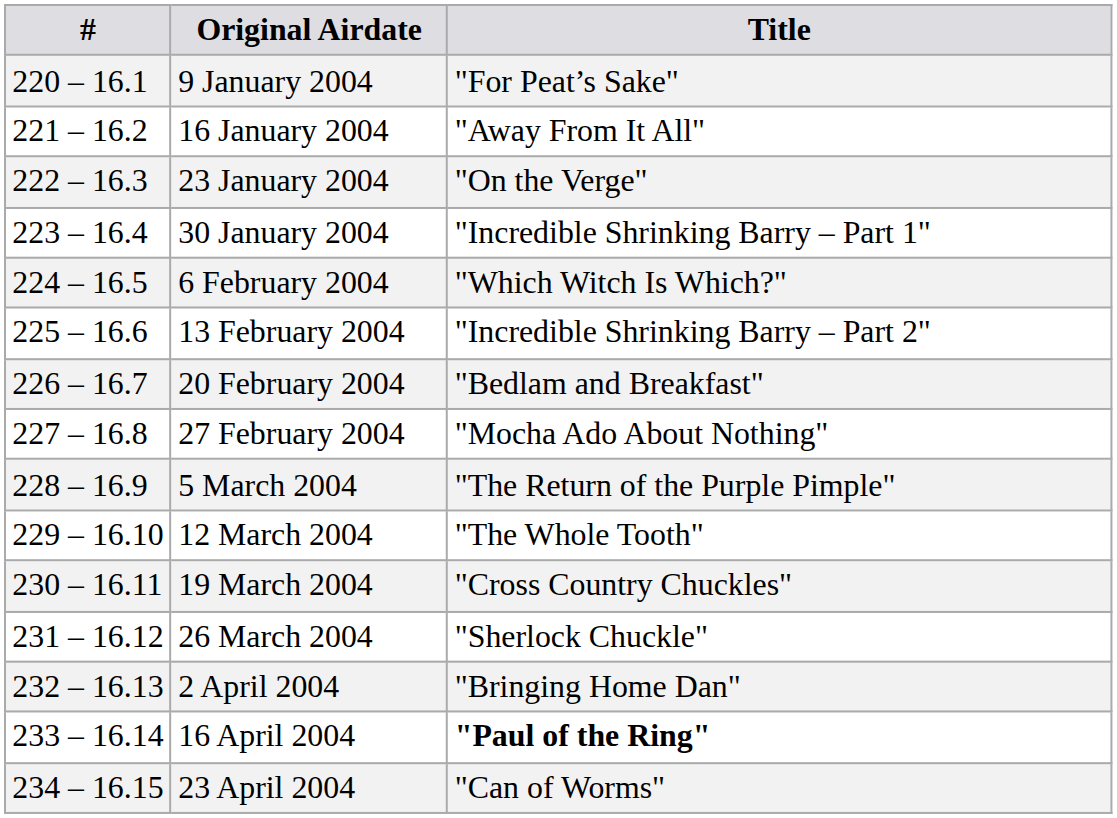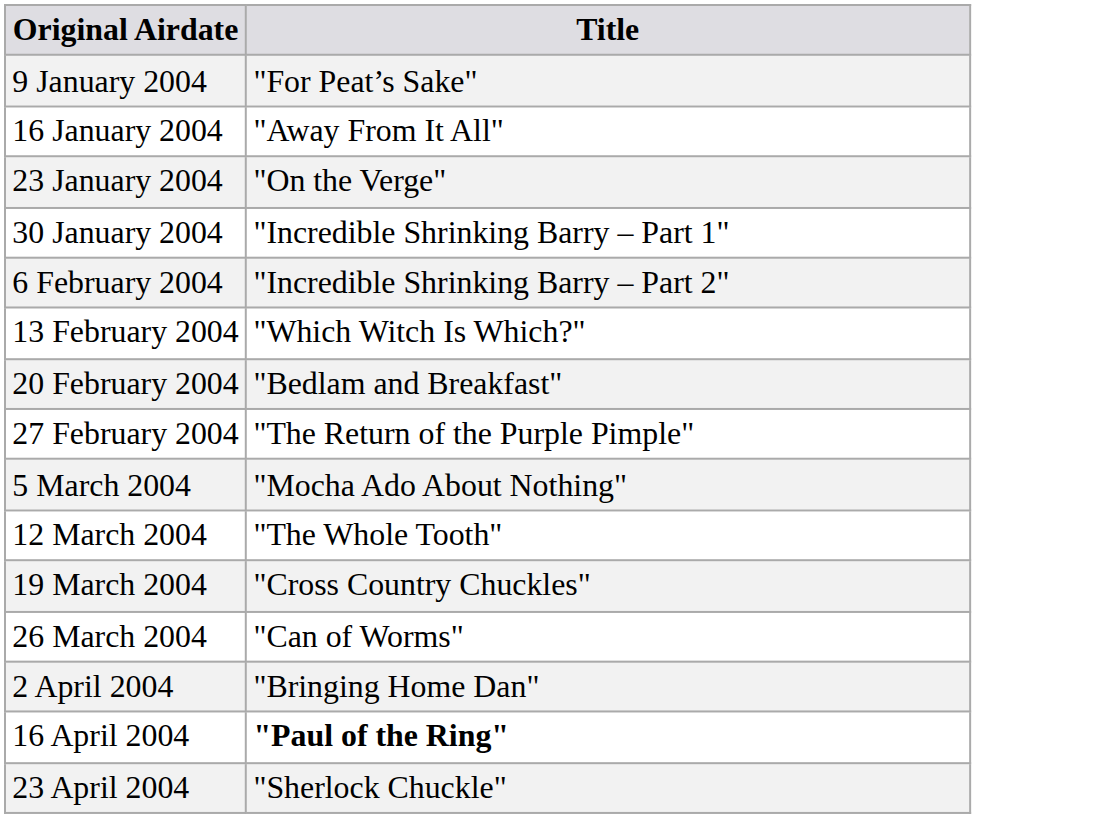- column: (88, 29)
(621, 282) "Which Witch Is Which?" -> (491, 282) "Incredible Shrinking Barry – Part 2"
(693, 332) "Incredible Shrinking Barry – Part 2" -> (419, 332) "Which Witch Is Which?"
(642, 433) "Mocha Ado About Nothing" -> (474, 433) "The Return of the Purple Pimple"
(675, 484) "The Return of the Purple Pimple" -> (440, 484) "Mocha Ado About Nothing"
(581, 635) "Sherlock Chuckle" -> (359, 635) "Can of Worms"
(560, 787) "Can of Worms" -> (380, 787) "Sherlock Chuckle"
